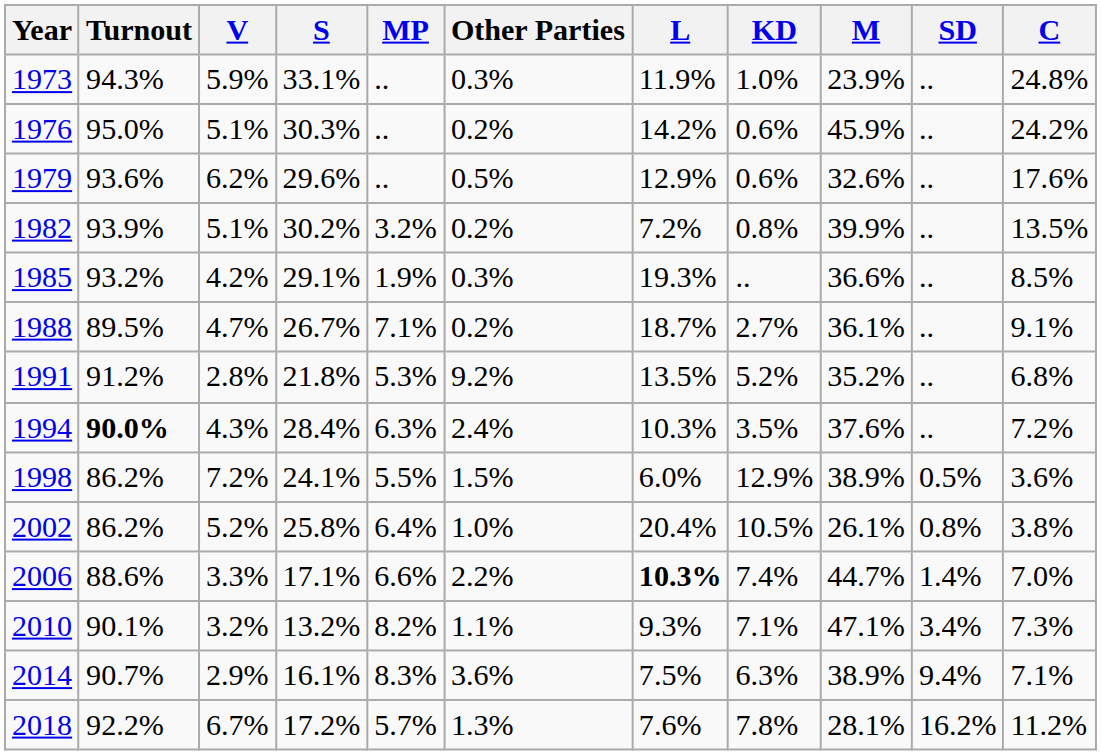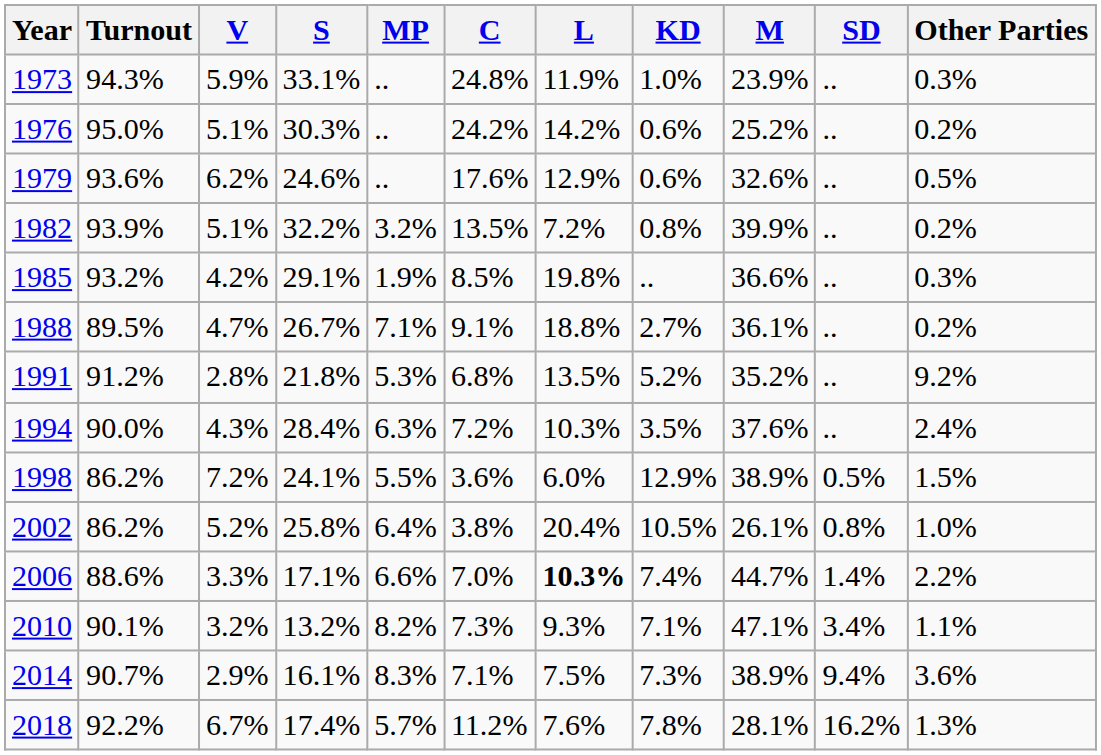columns swapped: (1049, 29) <-> (538, 29)
(866, 128) 45.9% -> (770, 128) 25.2%
(321, 178) 29.6% -> (321, 178) 24.6%
(321, 227) 30.2% -> (321, 227) 32.2%
(678, 277) 19.3% -> (581, 277) 19.8%
(678, 327) 18.7% -> (581, 327) 18.8%
(127, 426) bold -> (125, 426) normal
(767, 674) 6.3% -> (671, 674) 7.3%
(321, 724) 17.2% -> (321, 724) 17.4%
